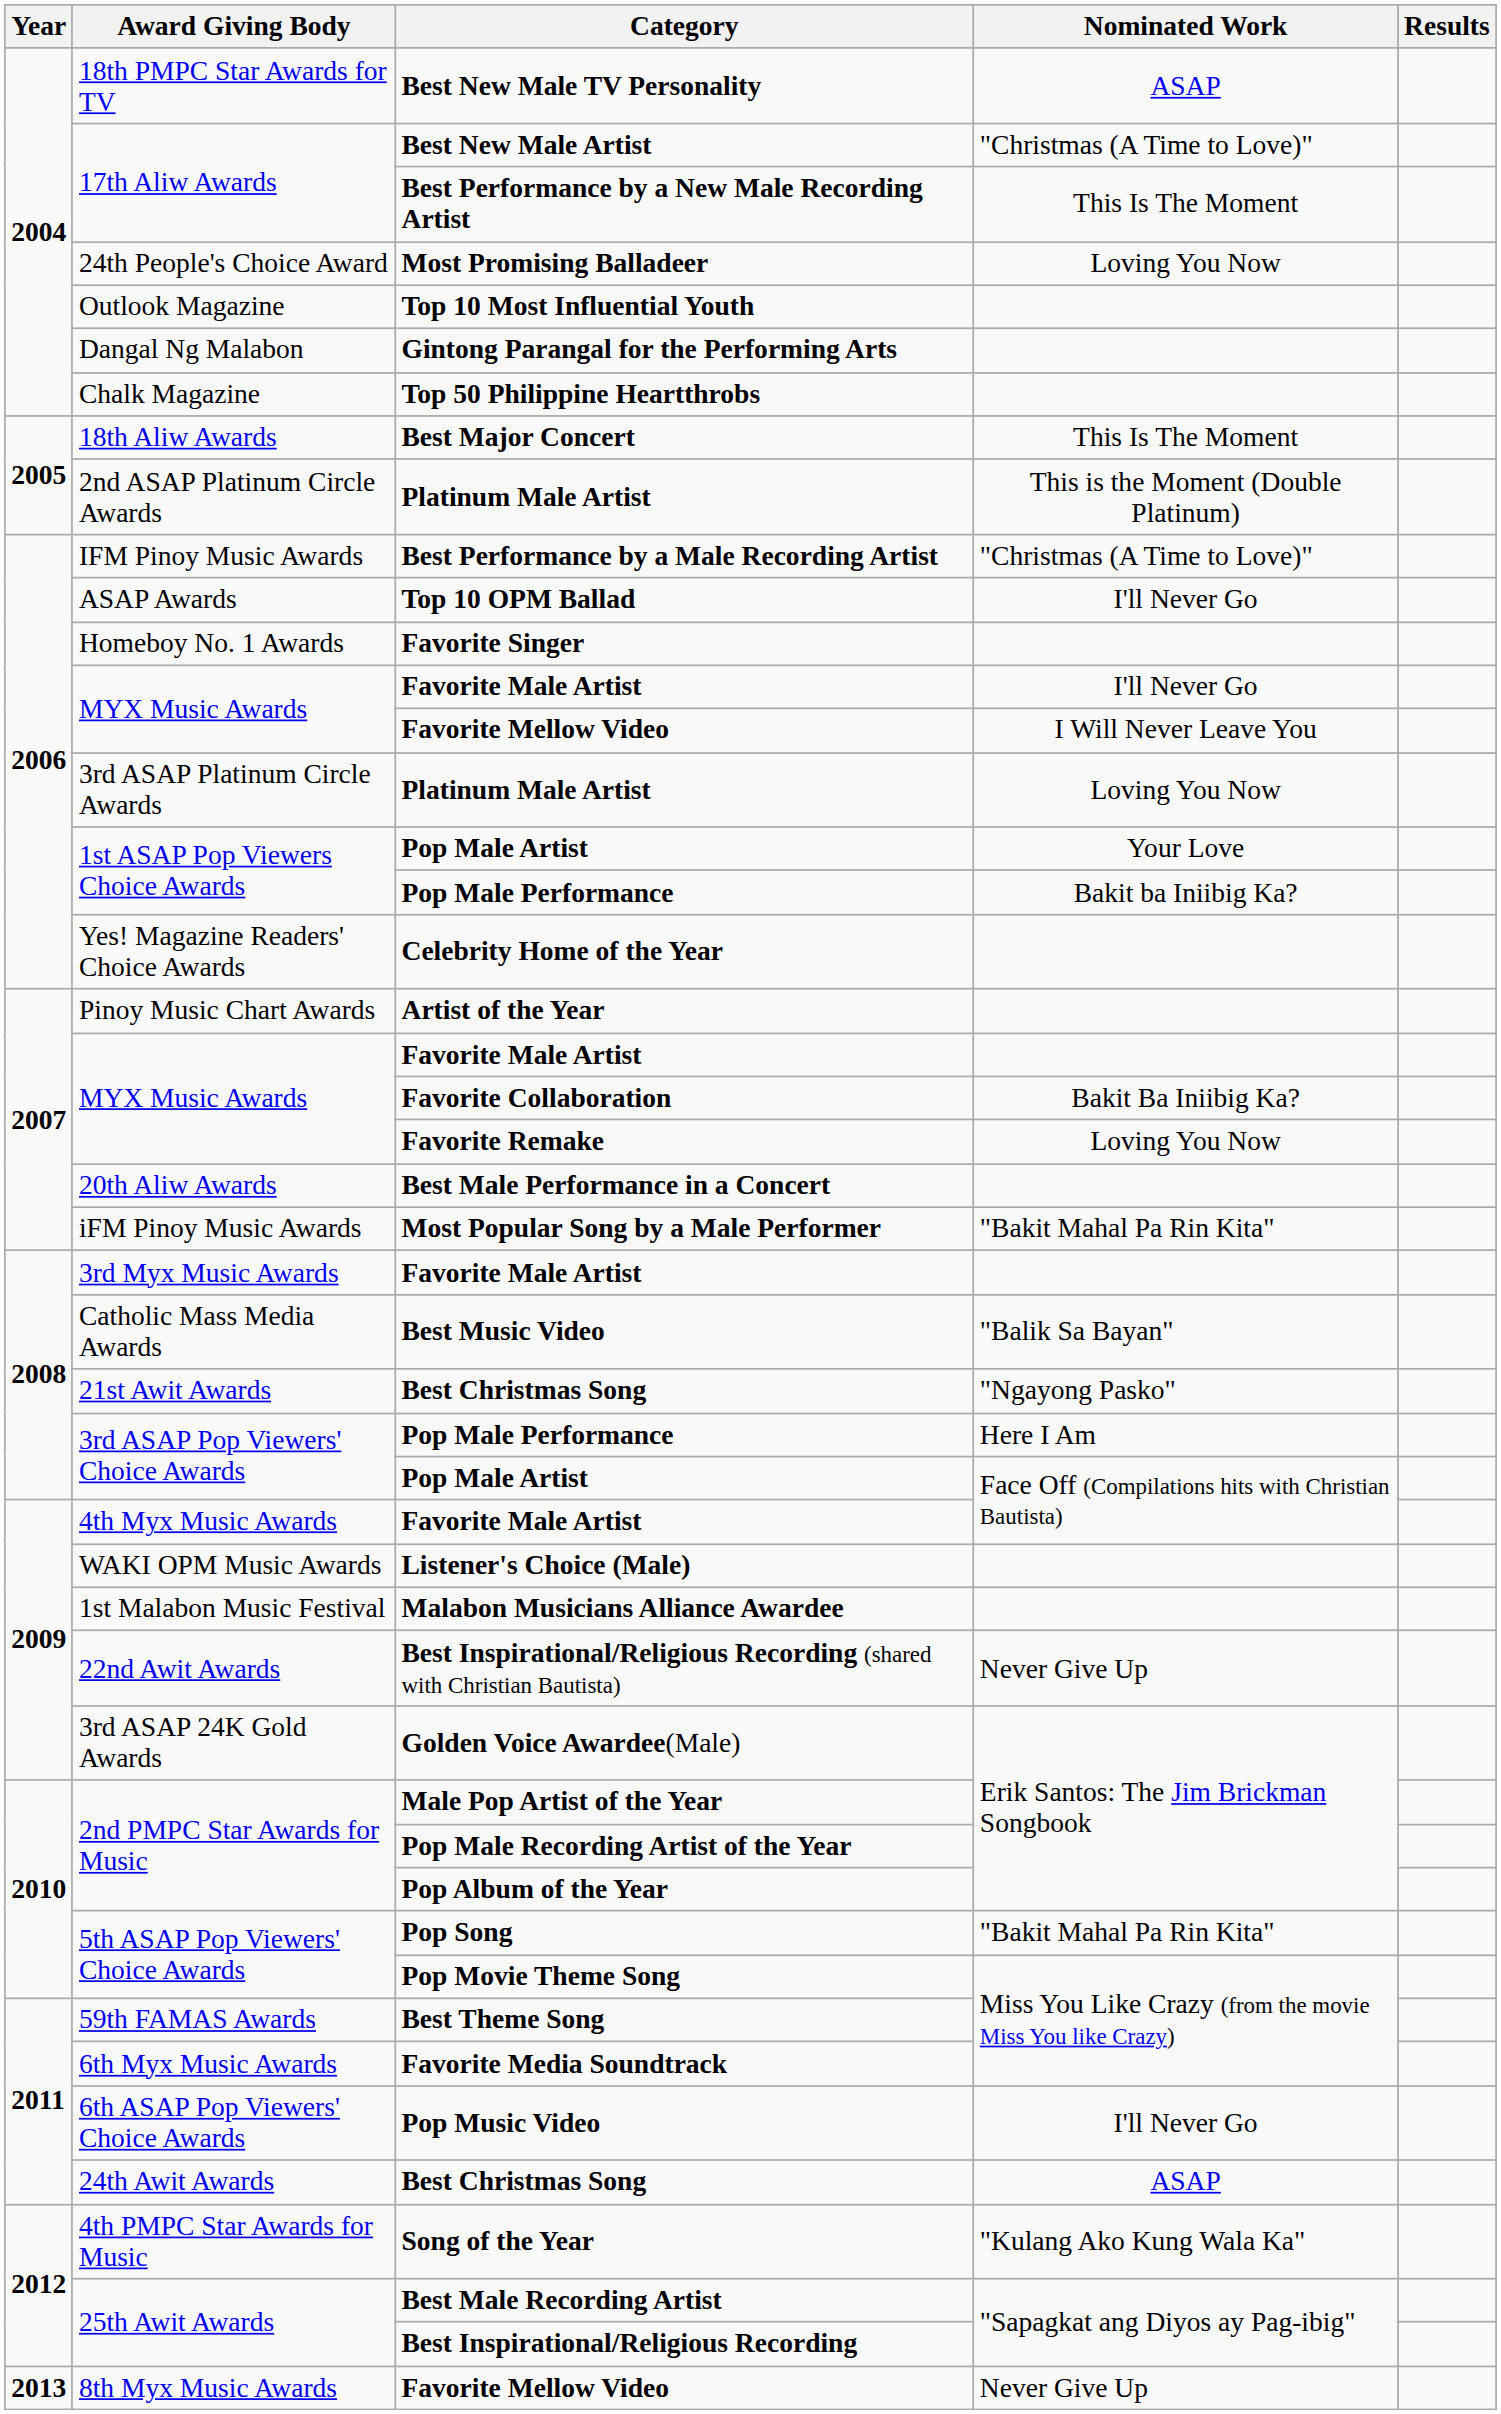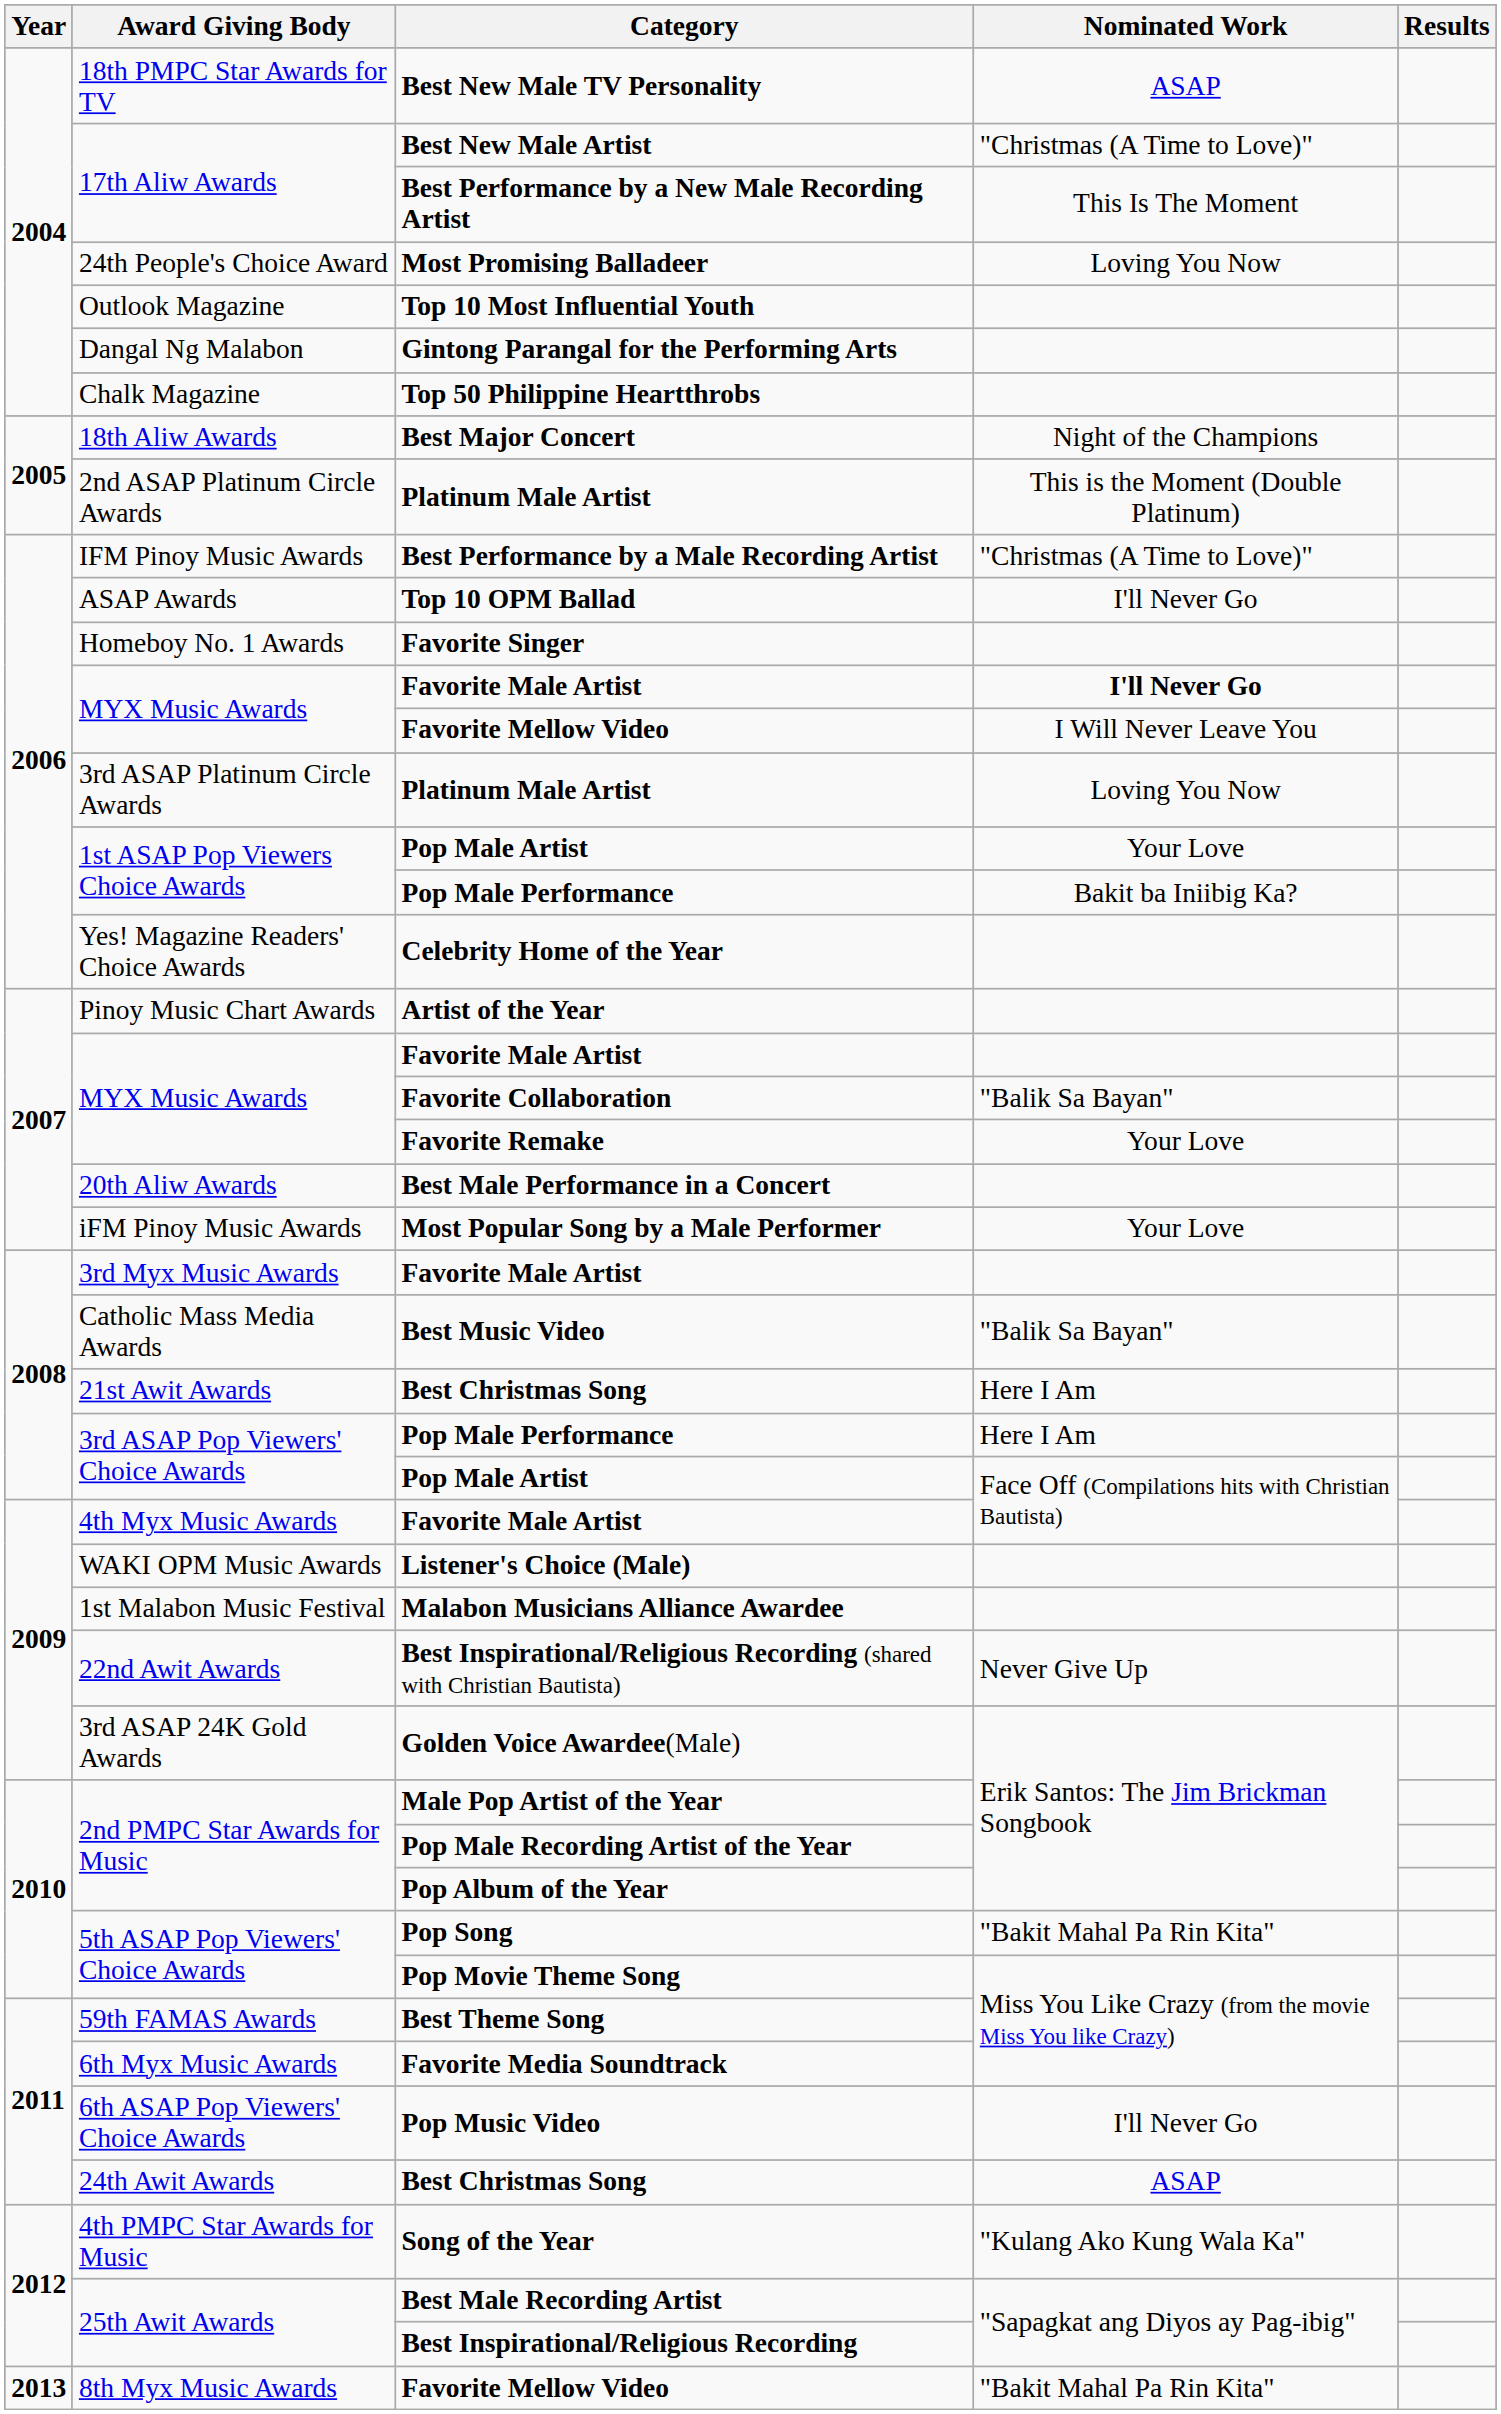(1186, 437) This Is The Moment -> (1186, 437) Night of the Champions
(1186, 686) normal -> (1186, 686) bold
(1186, 1097) Bakit Ba Iniibig Ka? -> (1077, 1097) "Balik Sa Bayan"
(1186, 1141) Loving You Now -> (1186, 1141) Your Love
(1127, 1228) "Bakit Mahal Pa Rin Kita" -> (1186, 1228) Your Love
(1078, 1390) "Ngayong Pasko" -> (1038, 1390) Here I Am
(1064, 2387) Never Give Up -> (1127, 2387) "Bakit Mahal Pa Rin Kita"
